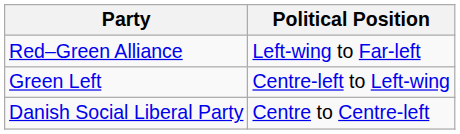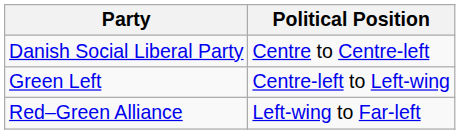rows swapped: (126, 112) <-> (96, 50)
